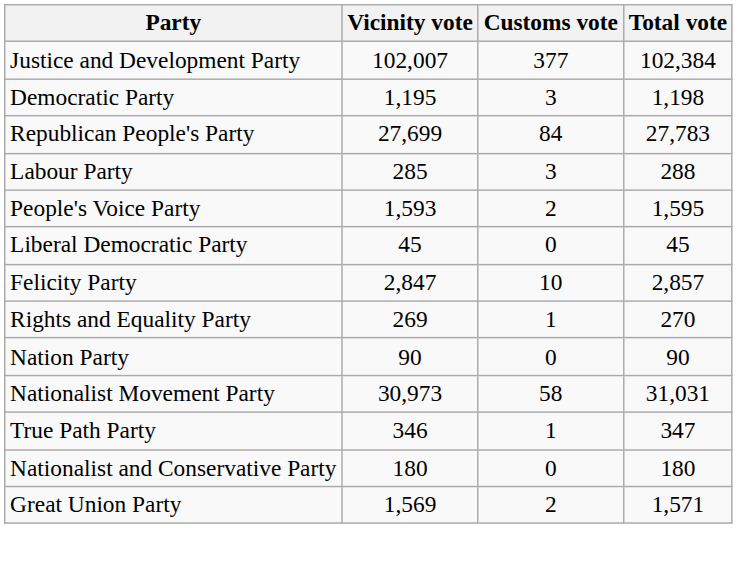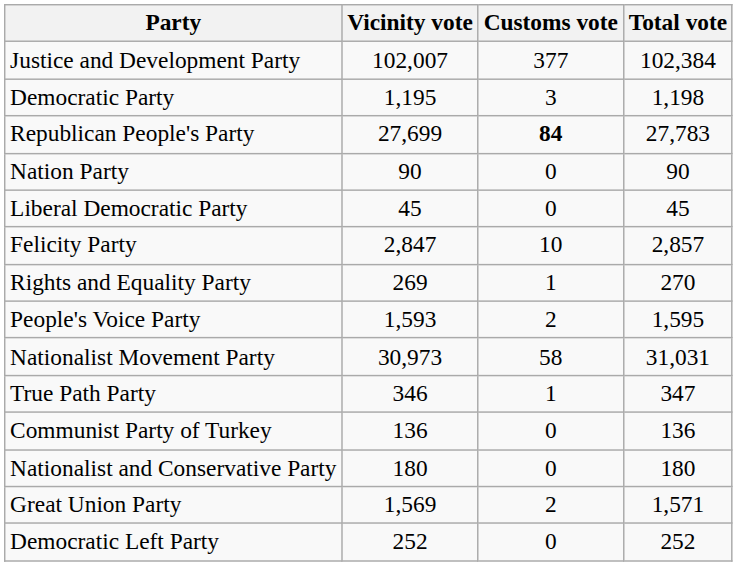(551, 134) normal -> (551, 134) bold
- row: (71, 171)
rows swapped: (69, 356) <-> (105, 208)
+ row: (141, 430)
+ row: (115, 541)
